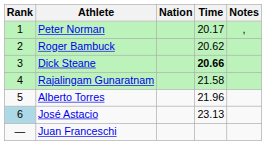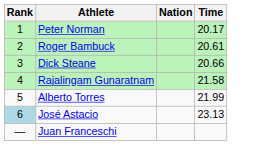- column: (244, 13)
(211, 47) 20.62 -> (211, 47) 20.61
(211, 64) bold -> (211, 64) normal
(211, 98) 21.96 -> (211, 98) 21.99
